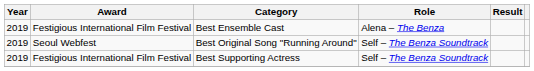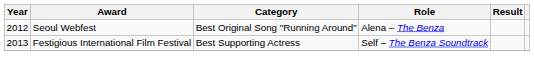- row: (240, 27)
(17, 43) 2019 -> (17, 27) 2012
(425, 43) Self – The Benza Soundtrack -> (403, 27) Alena – The Benza
(17, 58) 2019 -> (17, 43) 2013
